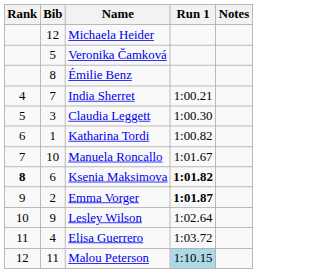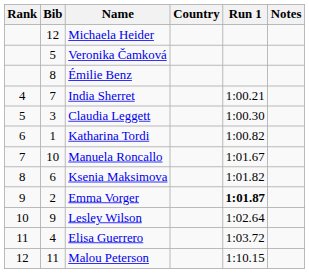+ column: (196, 14)
(22, 177) bold -> (22, 177) normal
(193, 177) bold -> (245, 177) normal
(193, 258) lightblue background -> (245, 258) no background
